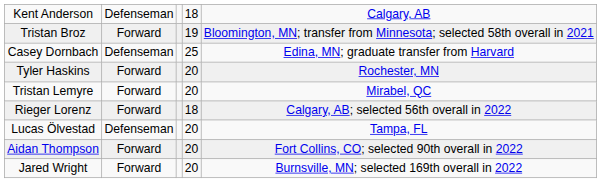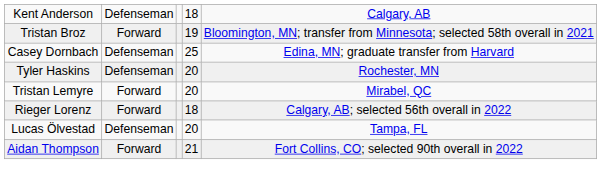(139, 71) Forward -> (139, 71) Defenseman
(191, 149) 20 -> (191, 149) 21
- row: (53, 168)
